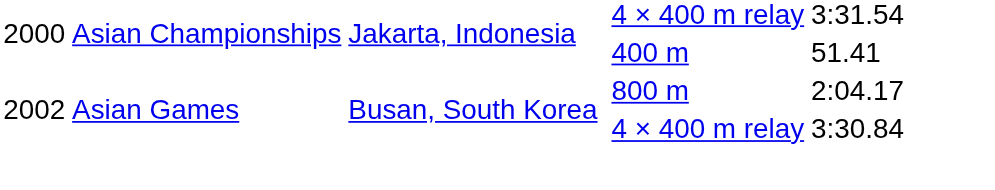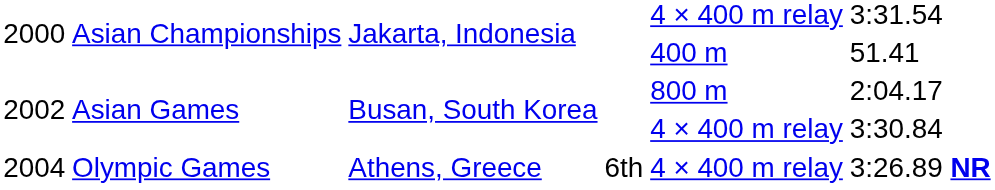+ row: (34, 167)
